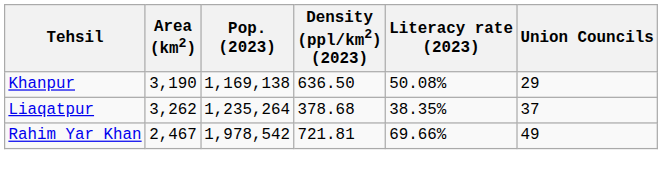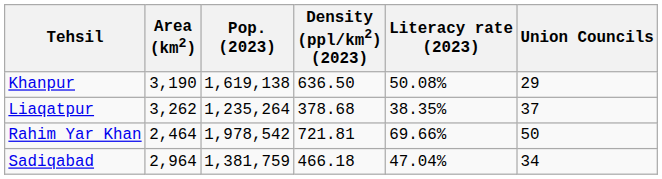(247, 84) 1,169,138 -> (247, 84) 1,619,138
(173, 136) 2,467 -> (173, 136) 2,464
(530, 136) 49 -> (530, 136) 50
+ row: (51, 162)
